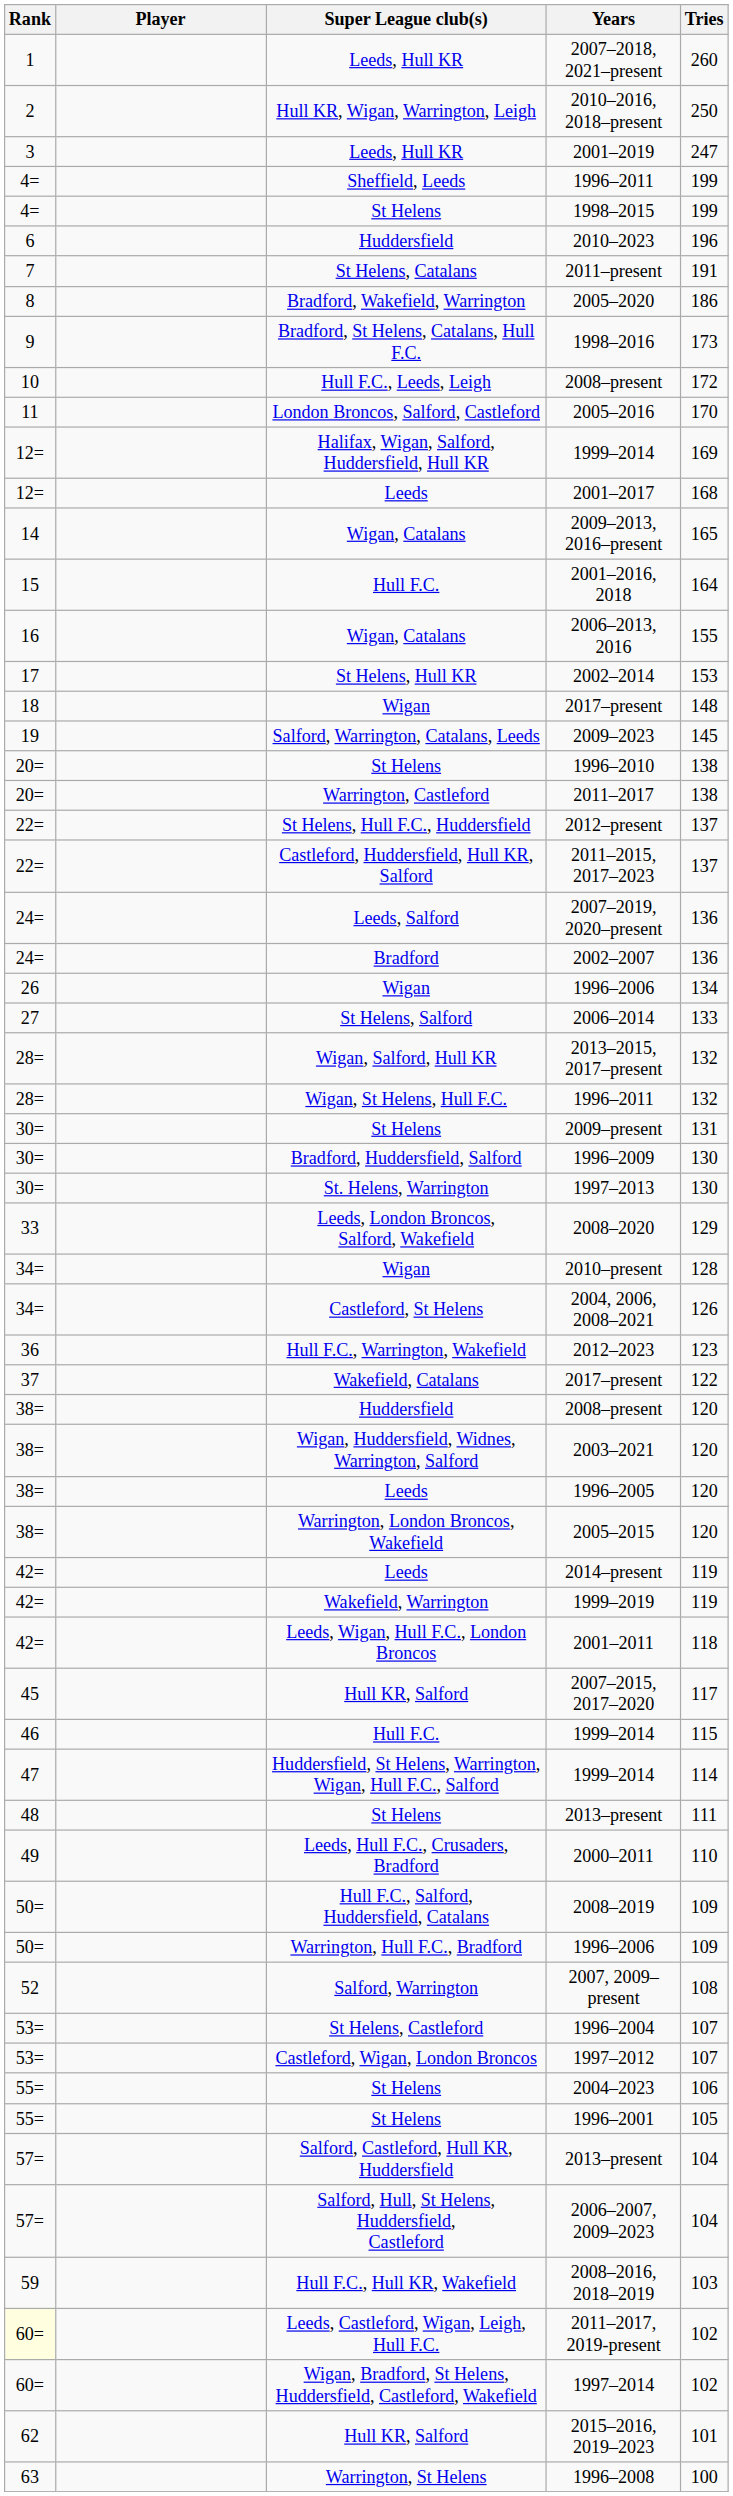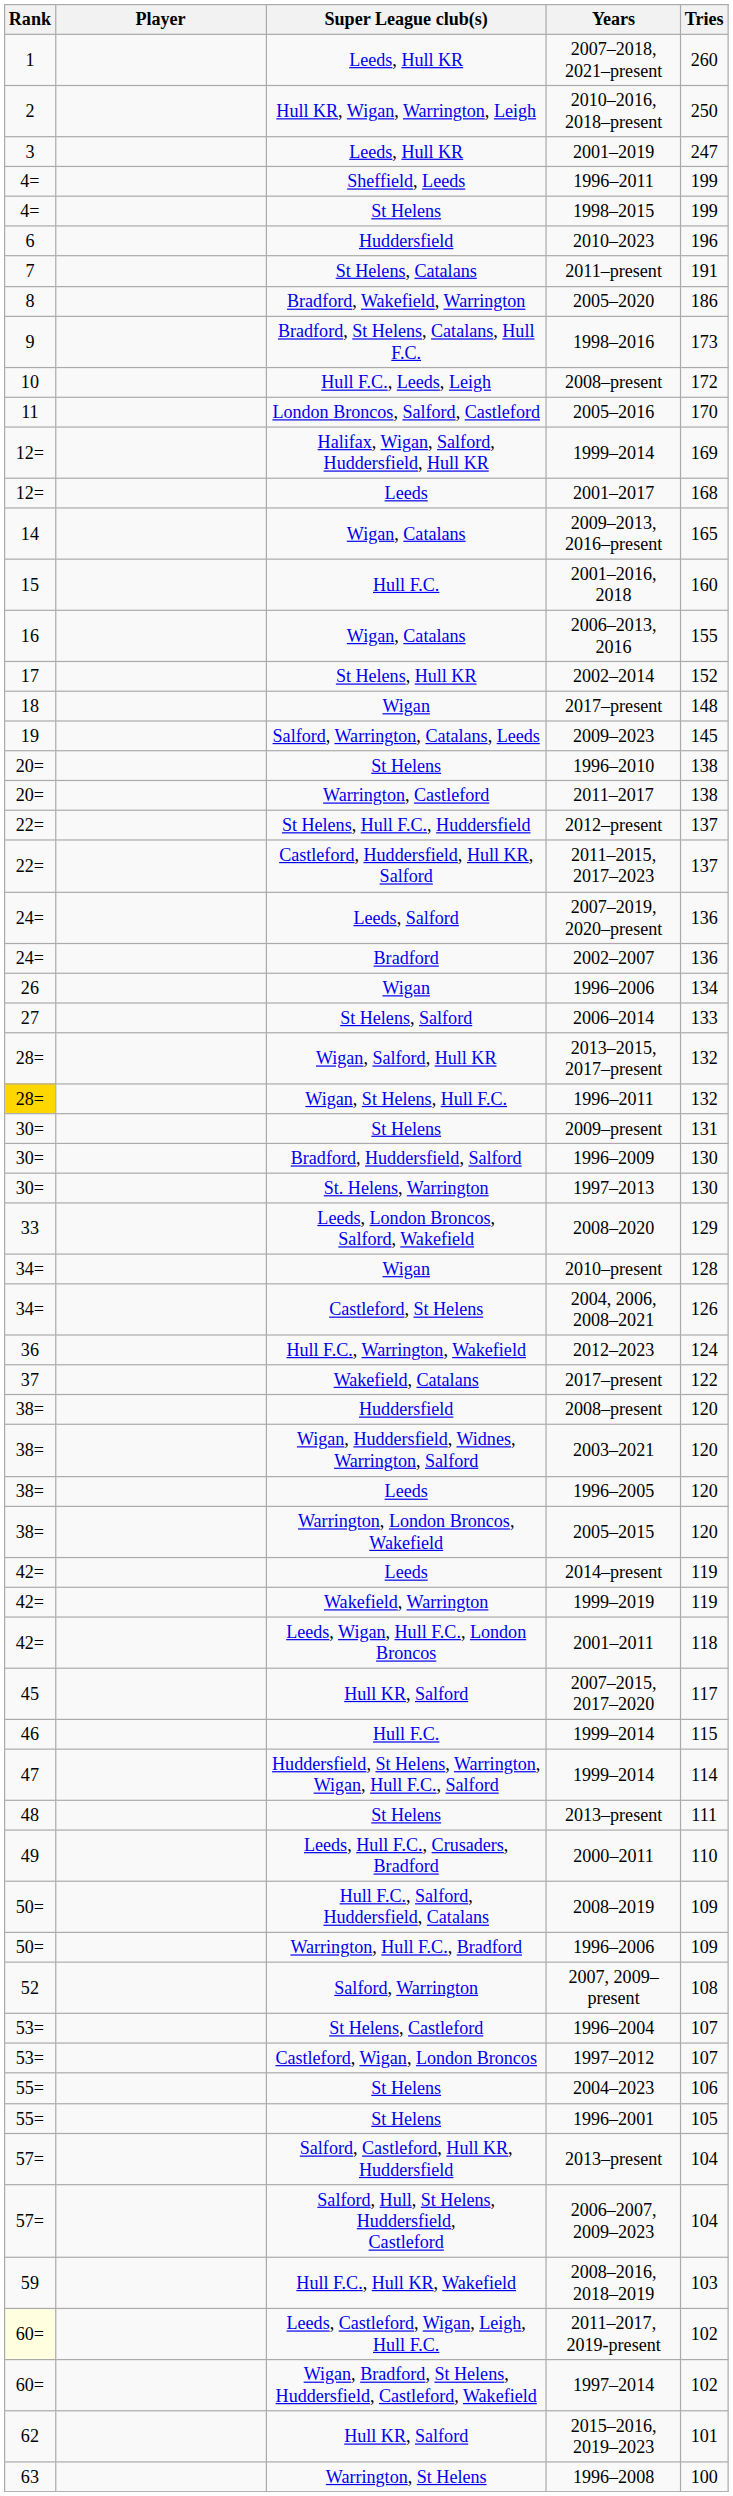(704, 584) 164 -> (704, 584) 160
(704, 676) 153 -> (704, 676) 152
(30, 1098) no background -> (30, 1098) gold background
(704, 1350) 123 -> (704, 1350) 124
